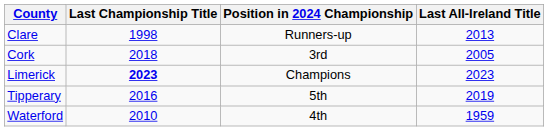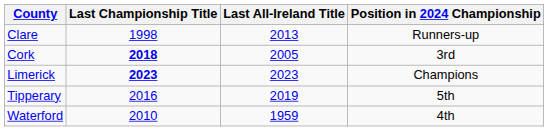columns swapped: (480, 14) <-> (318, 14)
(143, 55) normal -> (143, 55) bold
